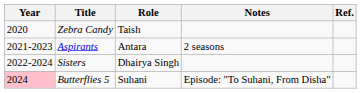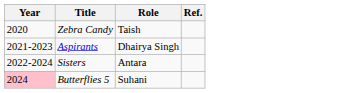- column: (257, 12)
(132, 46) Antara -> (148, 46) Dhairya Singh
(148, 63) Dhairya Singh -> (132, 63) Antara
